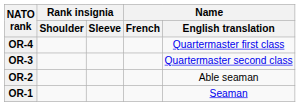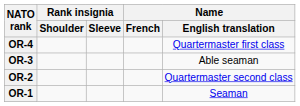(229, 61) Quartermaster second class -> (229, 61) Able seaman
(229, 77) Able seaman -> (229, 77) Quartermaster second class
